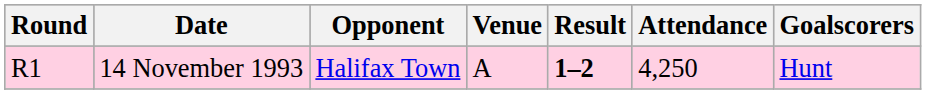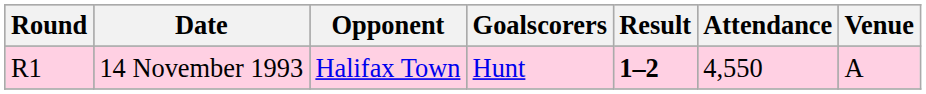columns swapped: (507, 25) <-> (847, 25)
(668, 67) 4,250 -> (733, 67) 4,550
